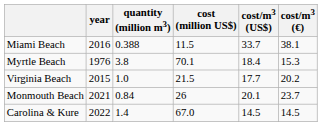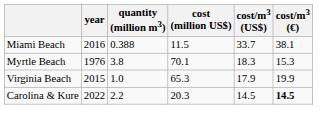(251, 61) 18.4 -> (246, 61) 18.3
(185, 78) 21.5 -> (180, 78) 65.3
(251, 78) 17.7 -> (246, 78) 17.9
(290, 78) 20.2 -> (285, 78) 19.9
- row: (45, 95)
(122, 112) 1.4 -> (117, 95) 2.2
(185, 112) 67.0 -> (180, 95) 20.3
(290, 112) normal -> (285, 95) bold
